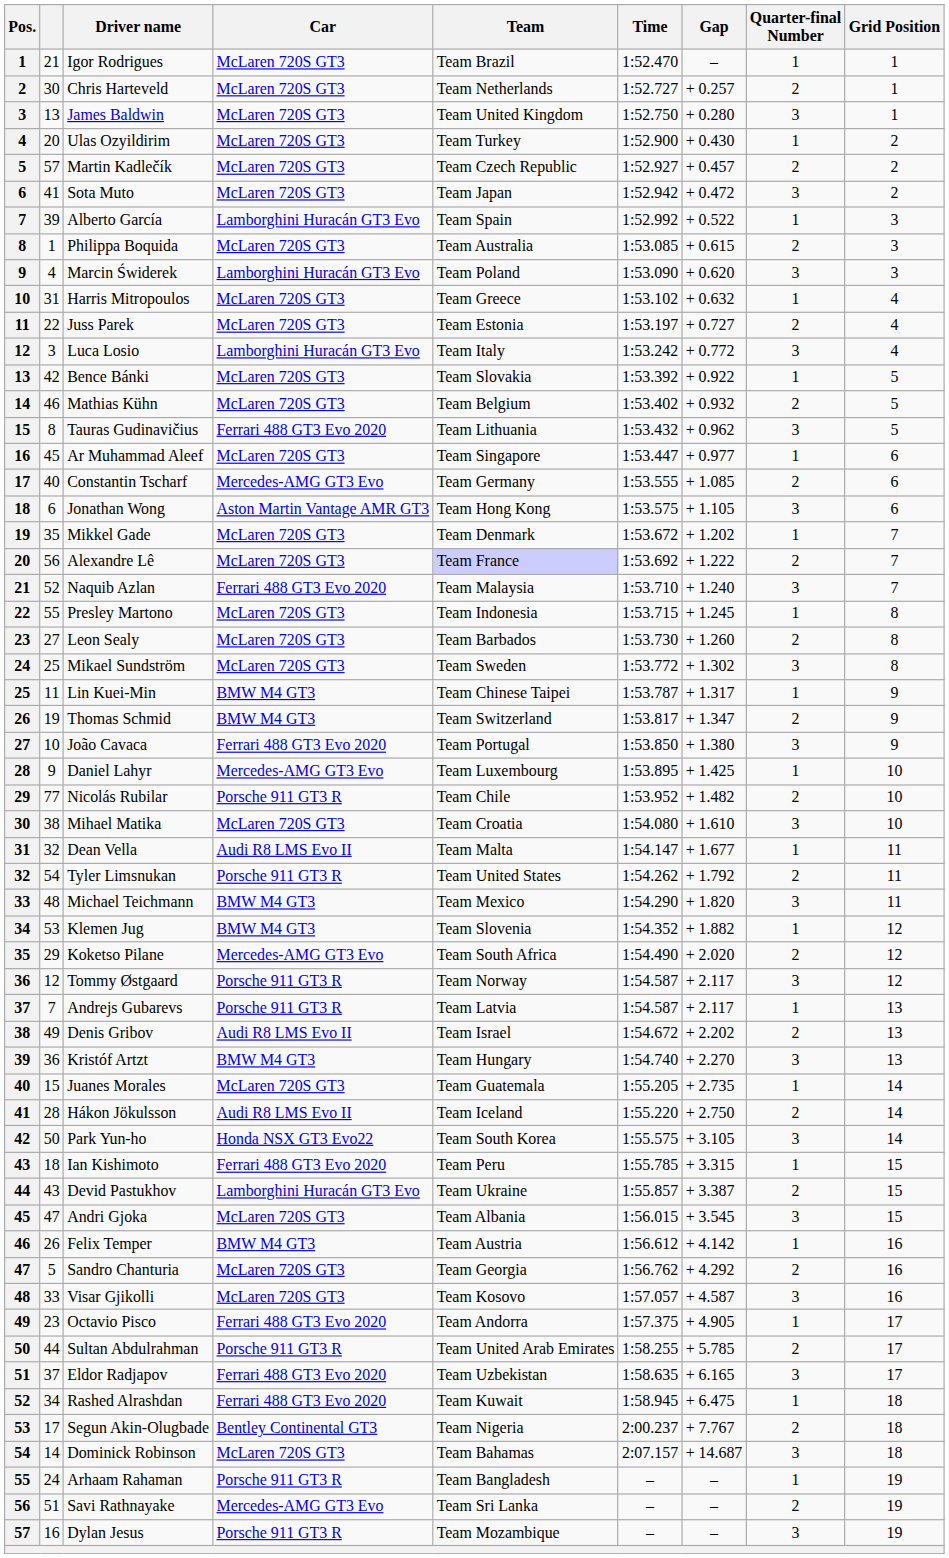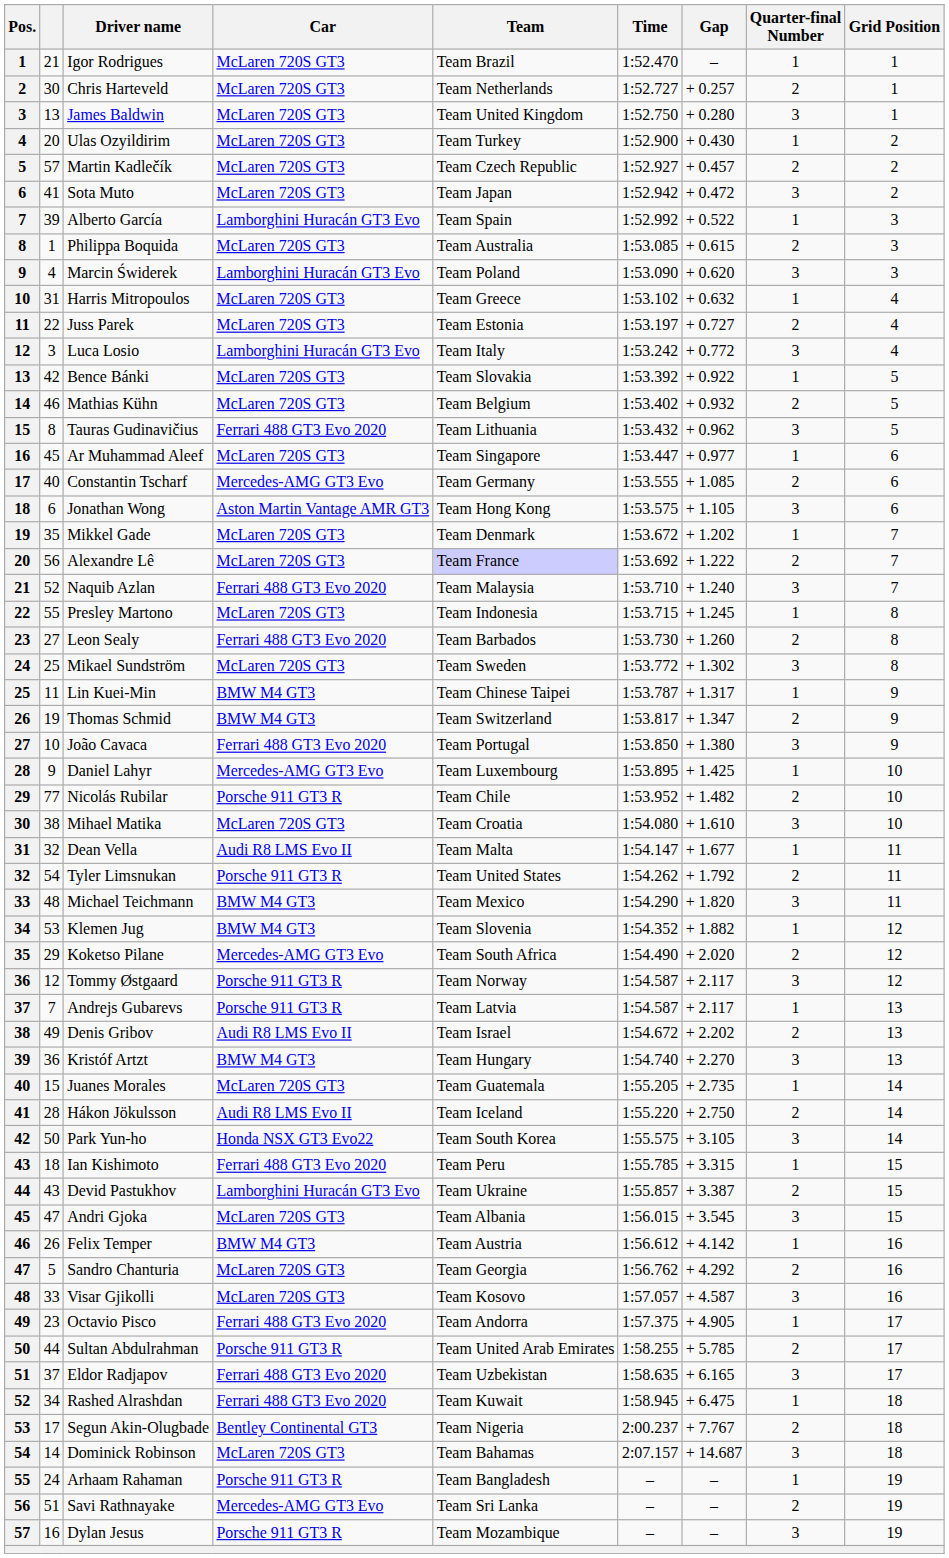(281, 639) McLaren 720S GT3 -> (301, 639) Ferrari 488 GT3 Evo 2020
